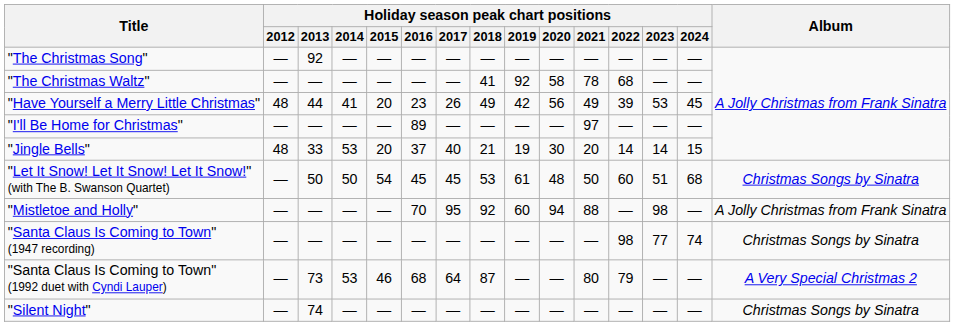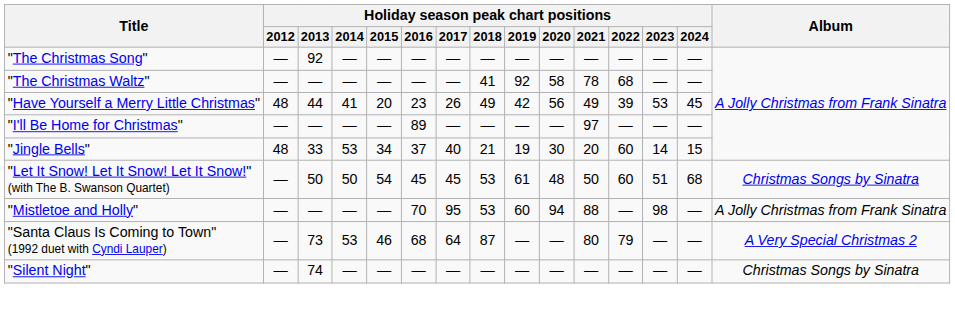(384, 148) 20 -> (384, 148) 34
(626, 148) 14 -> (626, 148) 60
(488, 210) 92 -> (488, 210) 53
- row: (112, 240)
